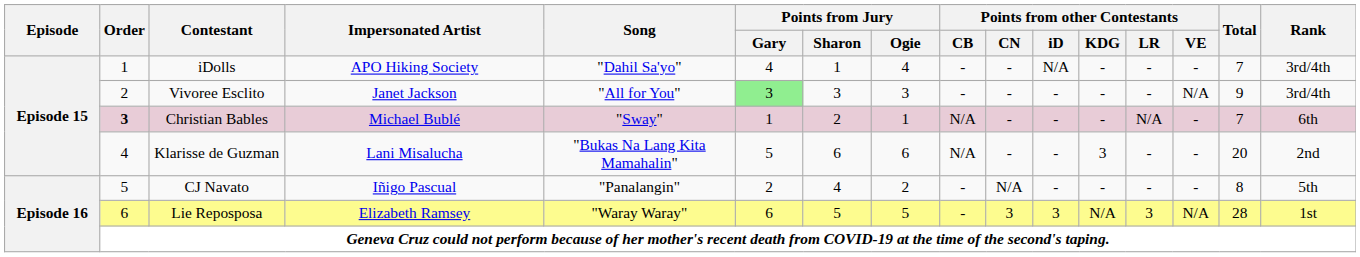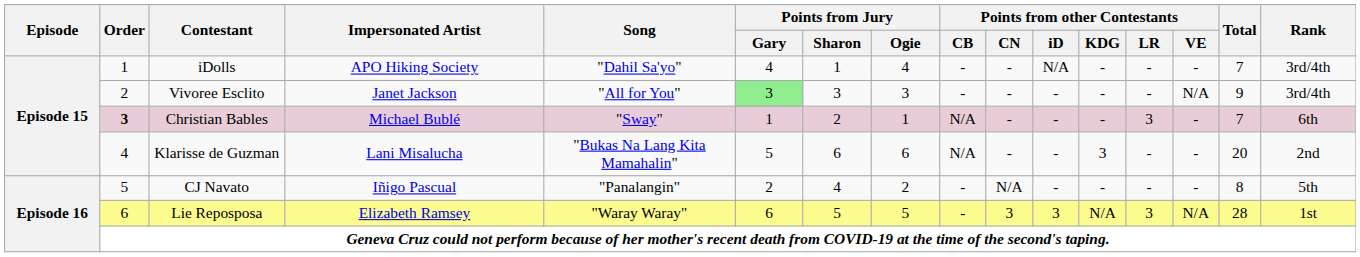(1149, 119) N/A -> (1149, 119) 3
